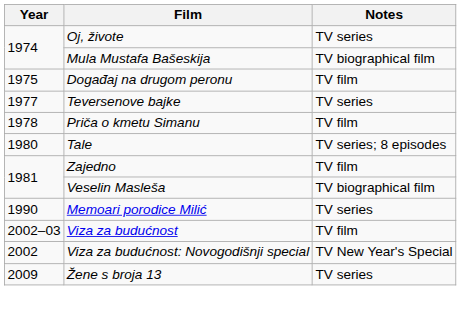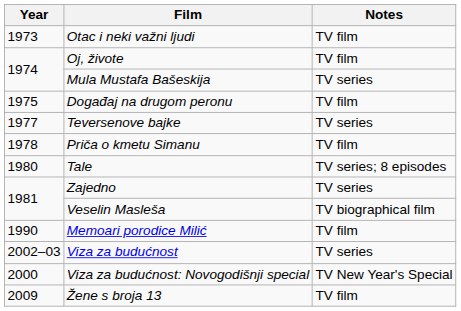+ row: (131, 36)
(344, 36) TV series -> (337, 58) TV film
(375, 58) TV biographical film -> (344, 79) TV series
(337, 166) TV film -> (344, 187) TV series
(344, 209) TV series -> (337, 230) TV film
(337, 230) TV film -> (344, 252) TV series
(23, 252) 2002 -> (23, 274) 2000
(344, 274) TV series -> (337, 295) TV film
